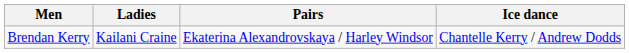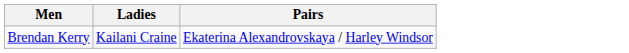- column: (530, 15)
